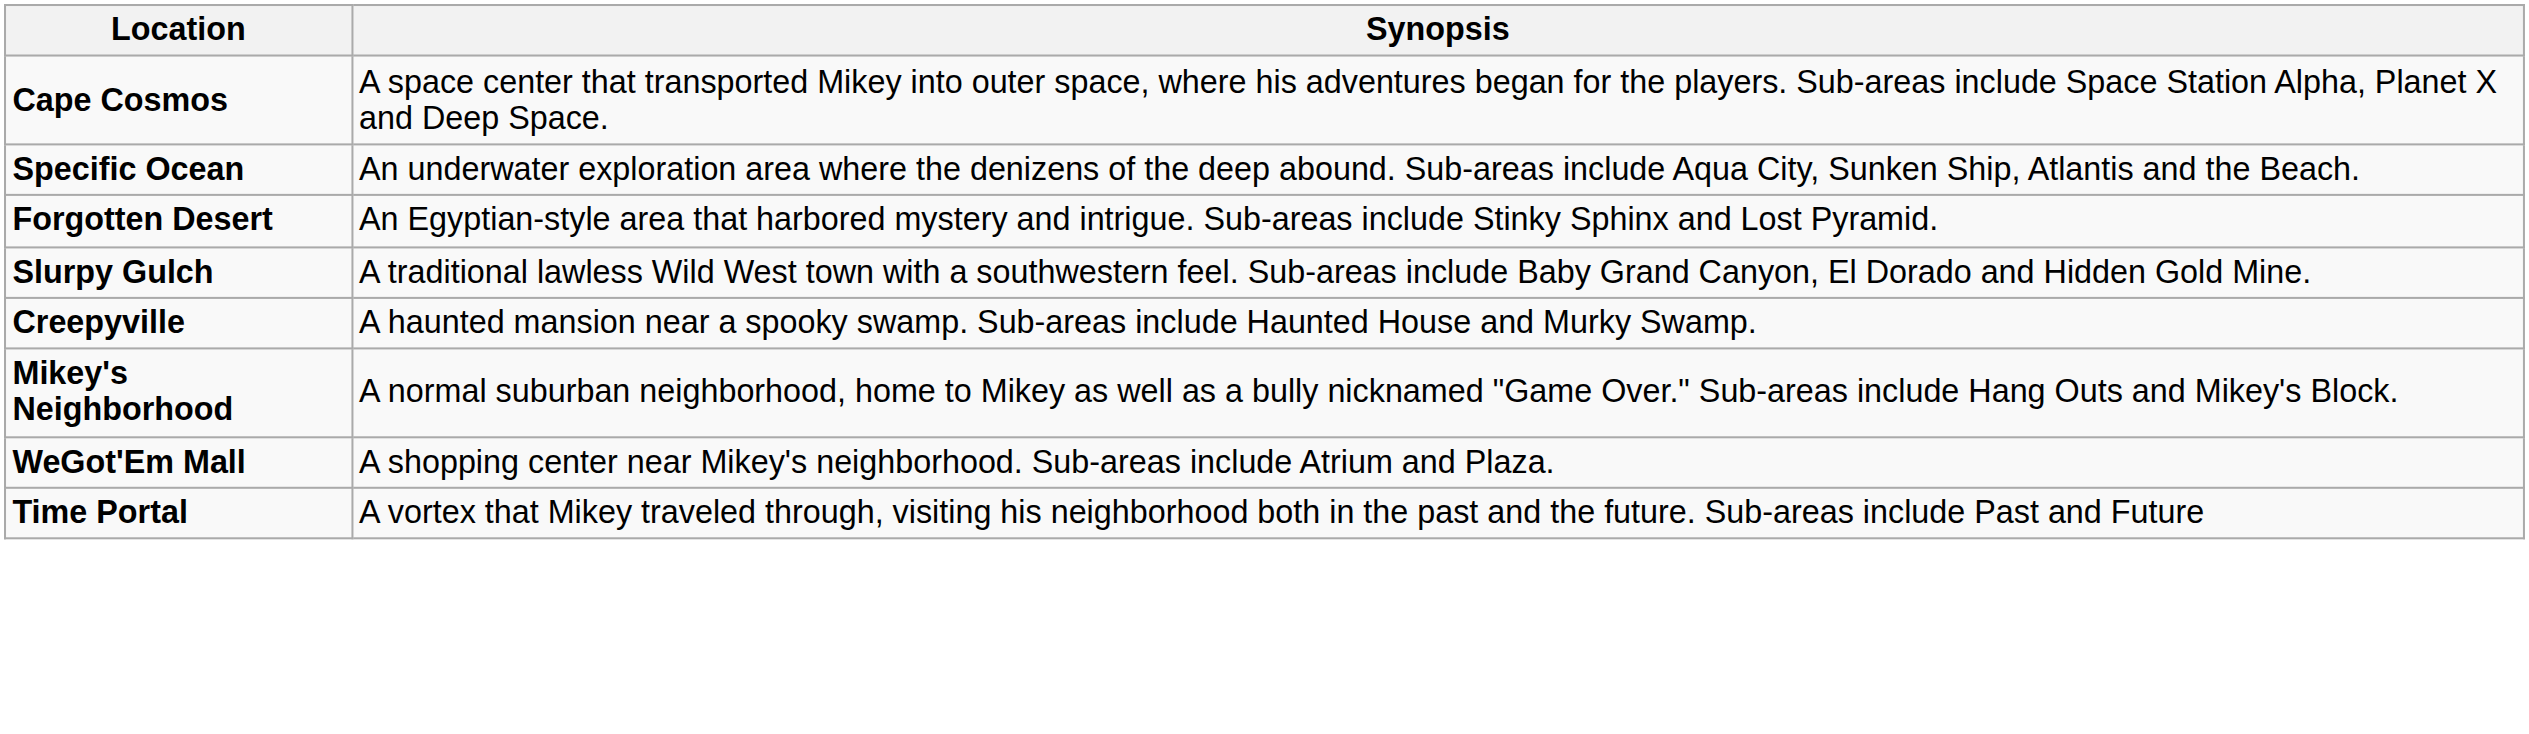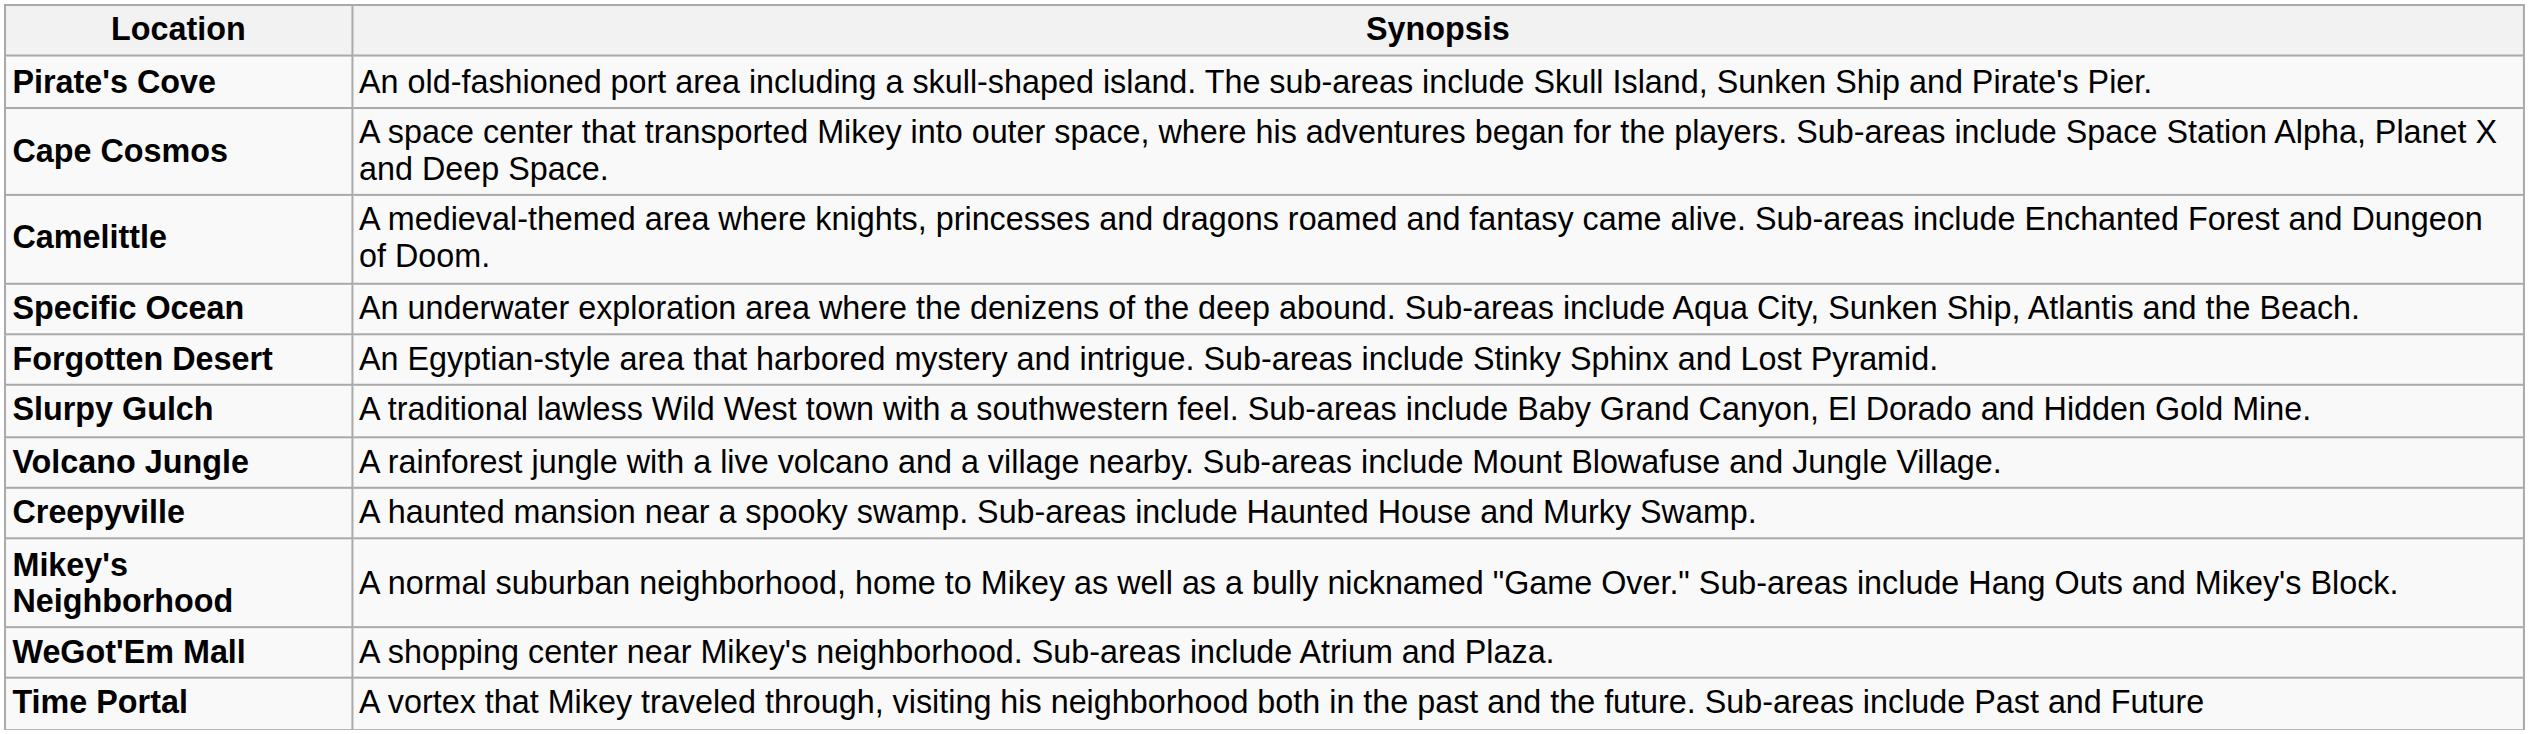+ row: (114, 81)
+ row: (90, 238)
+ row: (131, 461)
